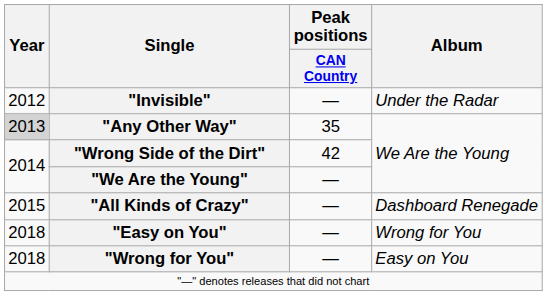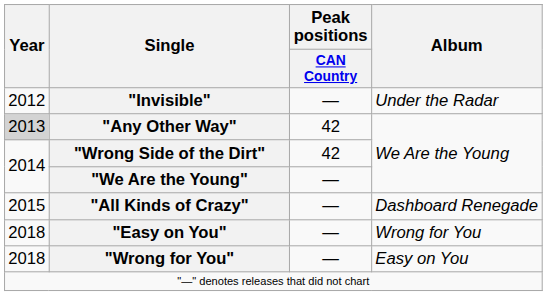(331, 126) 35 -> (331, 126) 42
